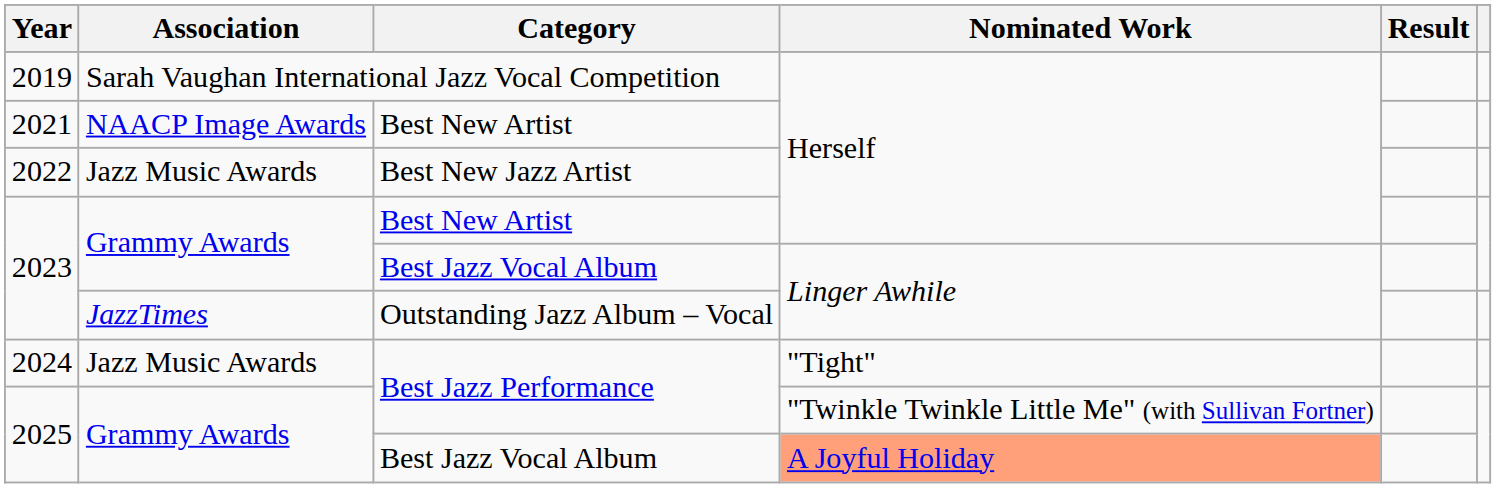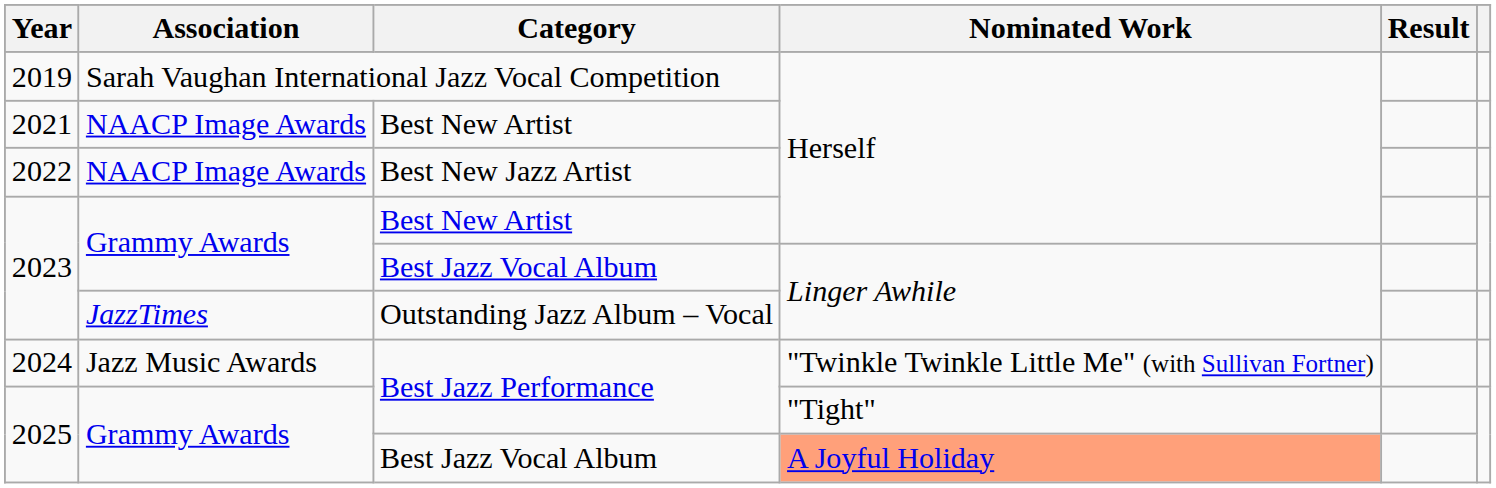(201, 171) Jazz Music Awards -> (226, 171) NAACP Image Awards
(831, 362) "Tight" -> (1080, 362) "Twinkle Twinkle Little Me" (with Sullivan Fortner)
(1080, 409) "Twinkle Twinkle Little Me" (with Sullivan Fortner) -> (831, 409) "Tight"
